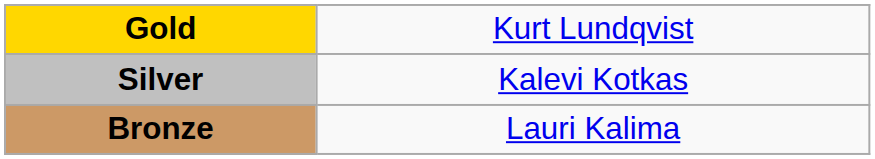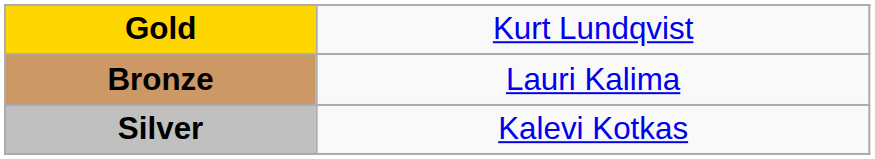rows swapped: (161, 79) <-> (161, 128)
